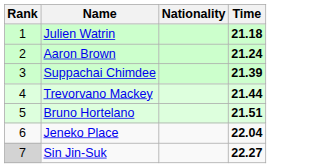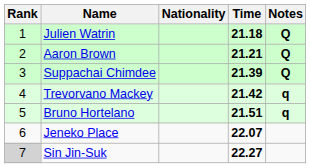+ column: (286, 14)
(247, 53) 21.24 -> (247, 53) 21.21
(247, 93) 21.44 -> (247, 93) 21.42
(247, 133) 22.04 -> (247, 133) 22.07
